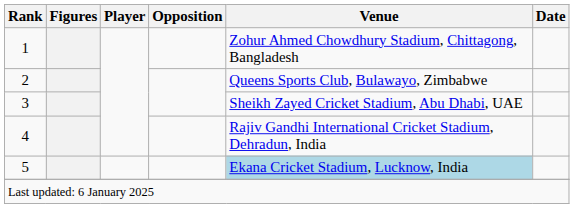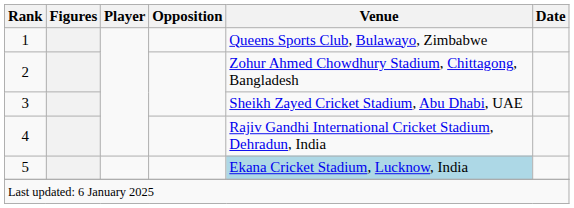(373, 48) Zohur Ahmed Chowdhury Stadium, Chittagong, Bangladesh -> (358, 39) Queens Sports Club, Bulawayo, Zimbabwe
(358, 80) Queens Sports Club, Bulawayo, Zimbabwe -> (373, 71) Zohur Ahmed Chowdhury Stadium, Chittagong, Bangladesh
